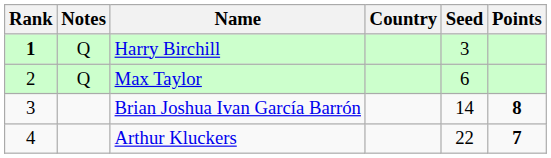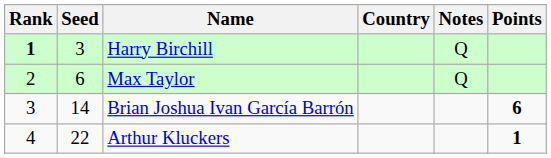columns swapped: (465, 19) <-> (84, 19)
(517, 108) 8 -> (517, 108) 6
(517, 138) 7 -> (517, 138) 1
